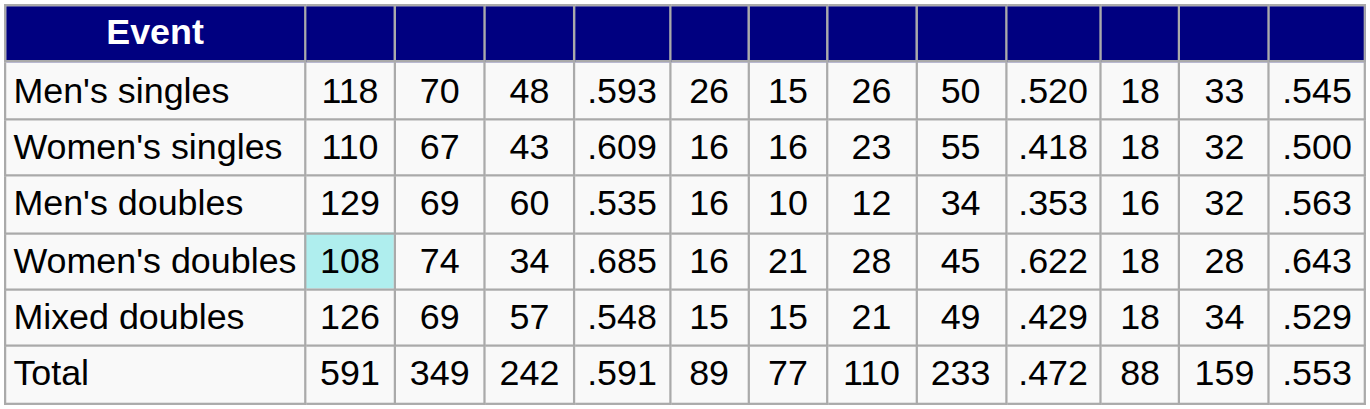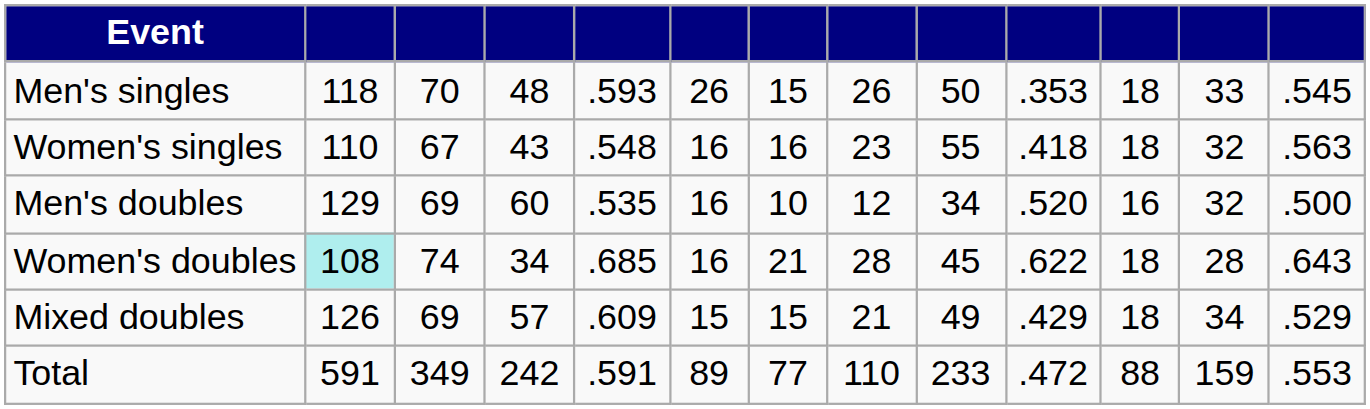(1053, 89) .520 -> (1053, 89) .353
(622, 146) .609 -> (622, 146) .548
(1317, 146) .500 -> (1317, 146) .563
(1053, 203) .353 -> (1053, 203) .520
(1317, 203) .563 -> (1317, 203) .500
(622, 317) .548 -> (622, 317) .609
